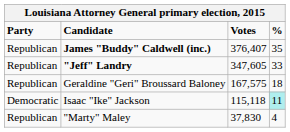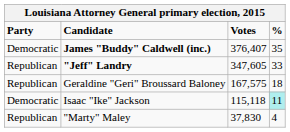(32, 48) Republican -> (33, 48) Democratic
